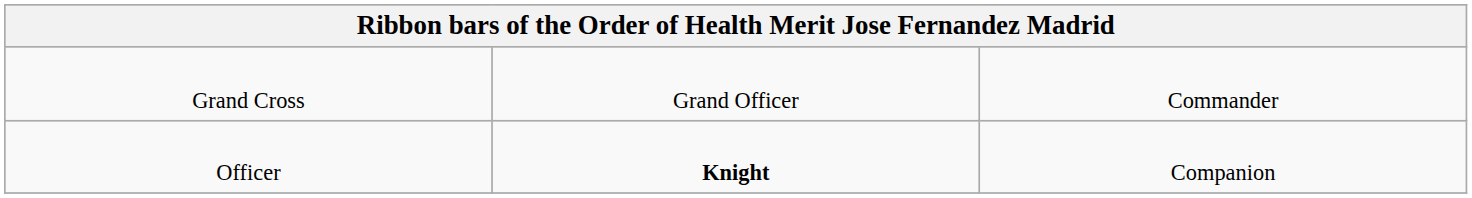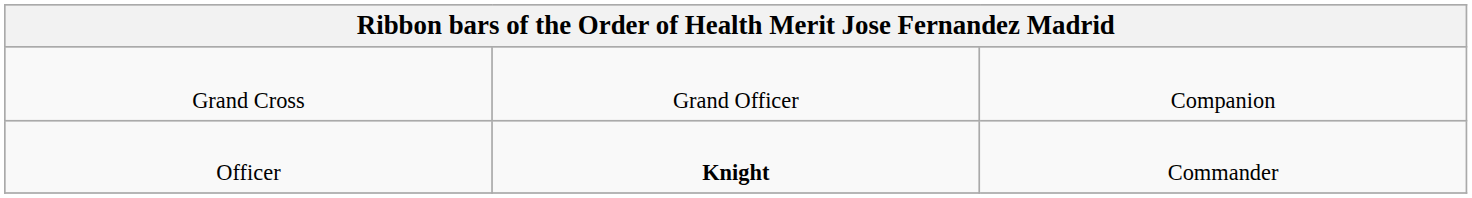(1223, 100) Commander -> (1223, 100) Companion
(1223, 173) Companion -> (1223, 173) Commander
